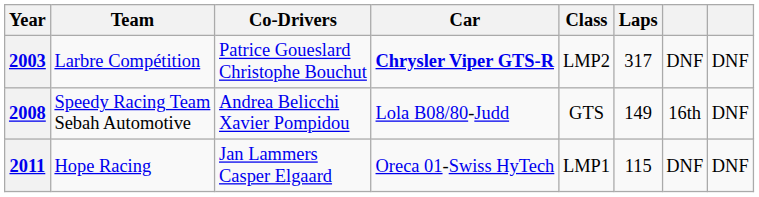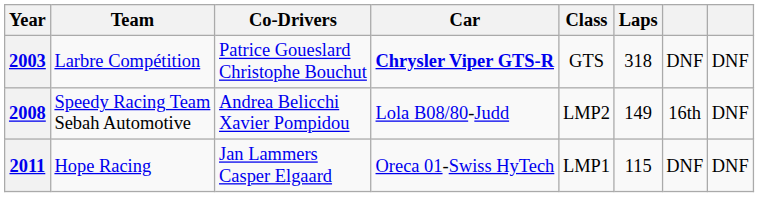(587, 61) LMP2 -> (587, 61) GTS
(638, 61) 317 -> (638, 61) 318
(587, 113) GTS -> (587, 113) LMP2
